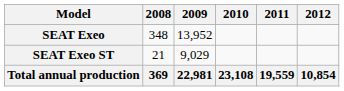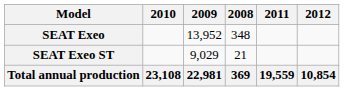columns swapped: (158, 14) <-> (236, 14)
